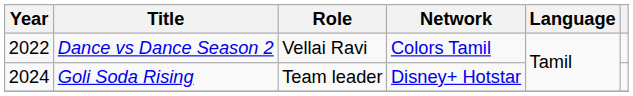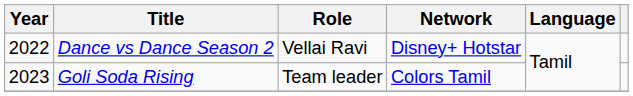(441, 47) Colors Tamil -> (456, 47) Disney+ Hotstar
(29, 76) 2024 -> (29, 76) 2023
(456, 76) Disney+ Hotstar -> (441, 76) Colors Tamil
